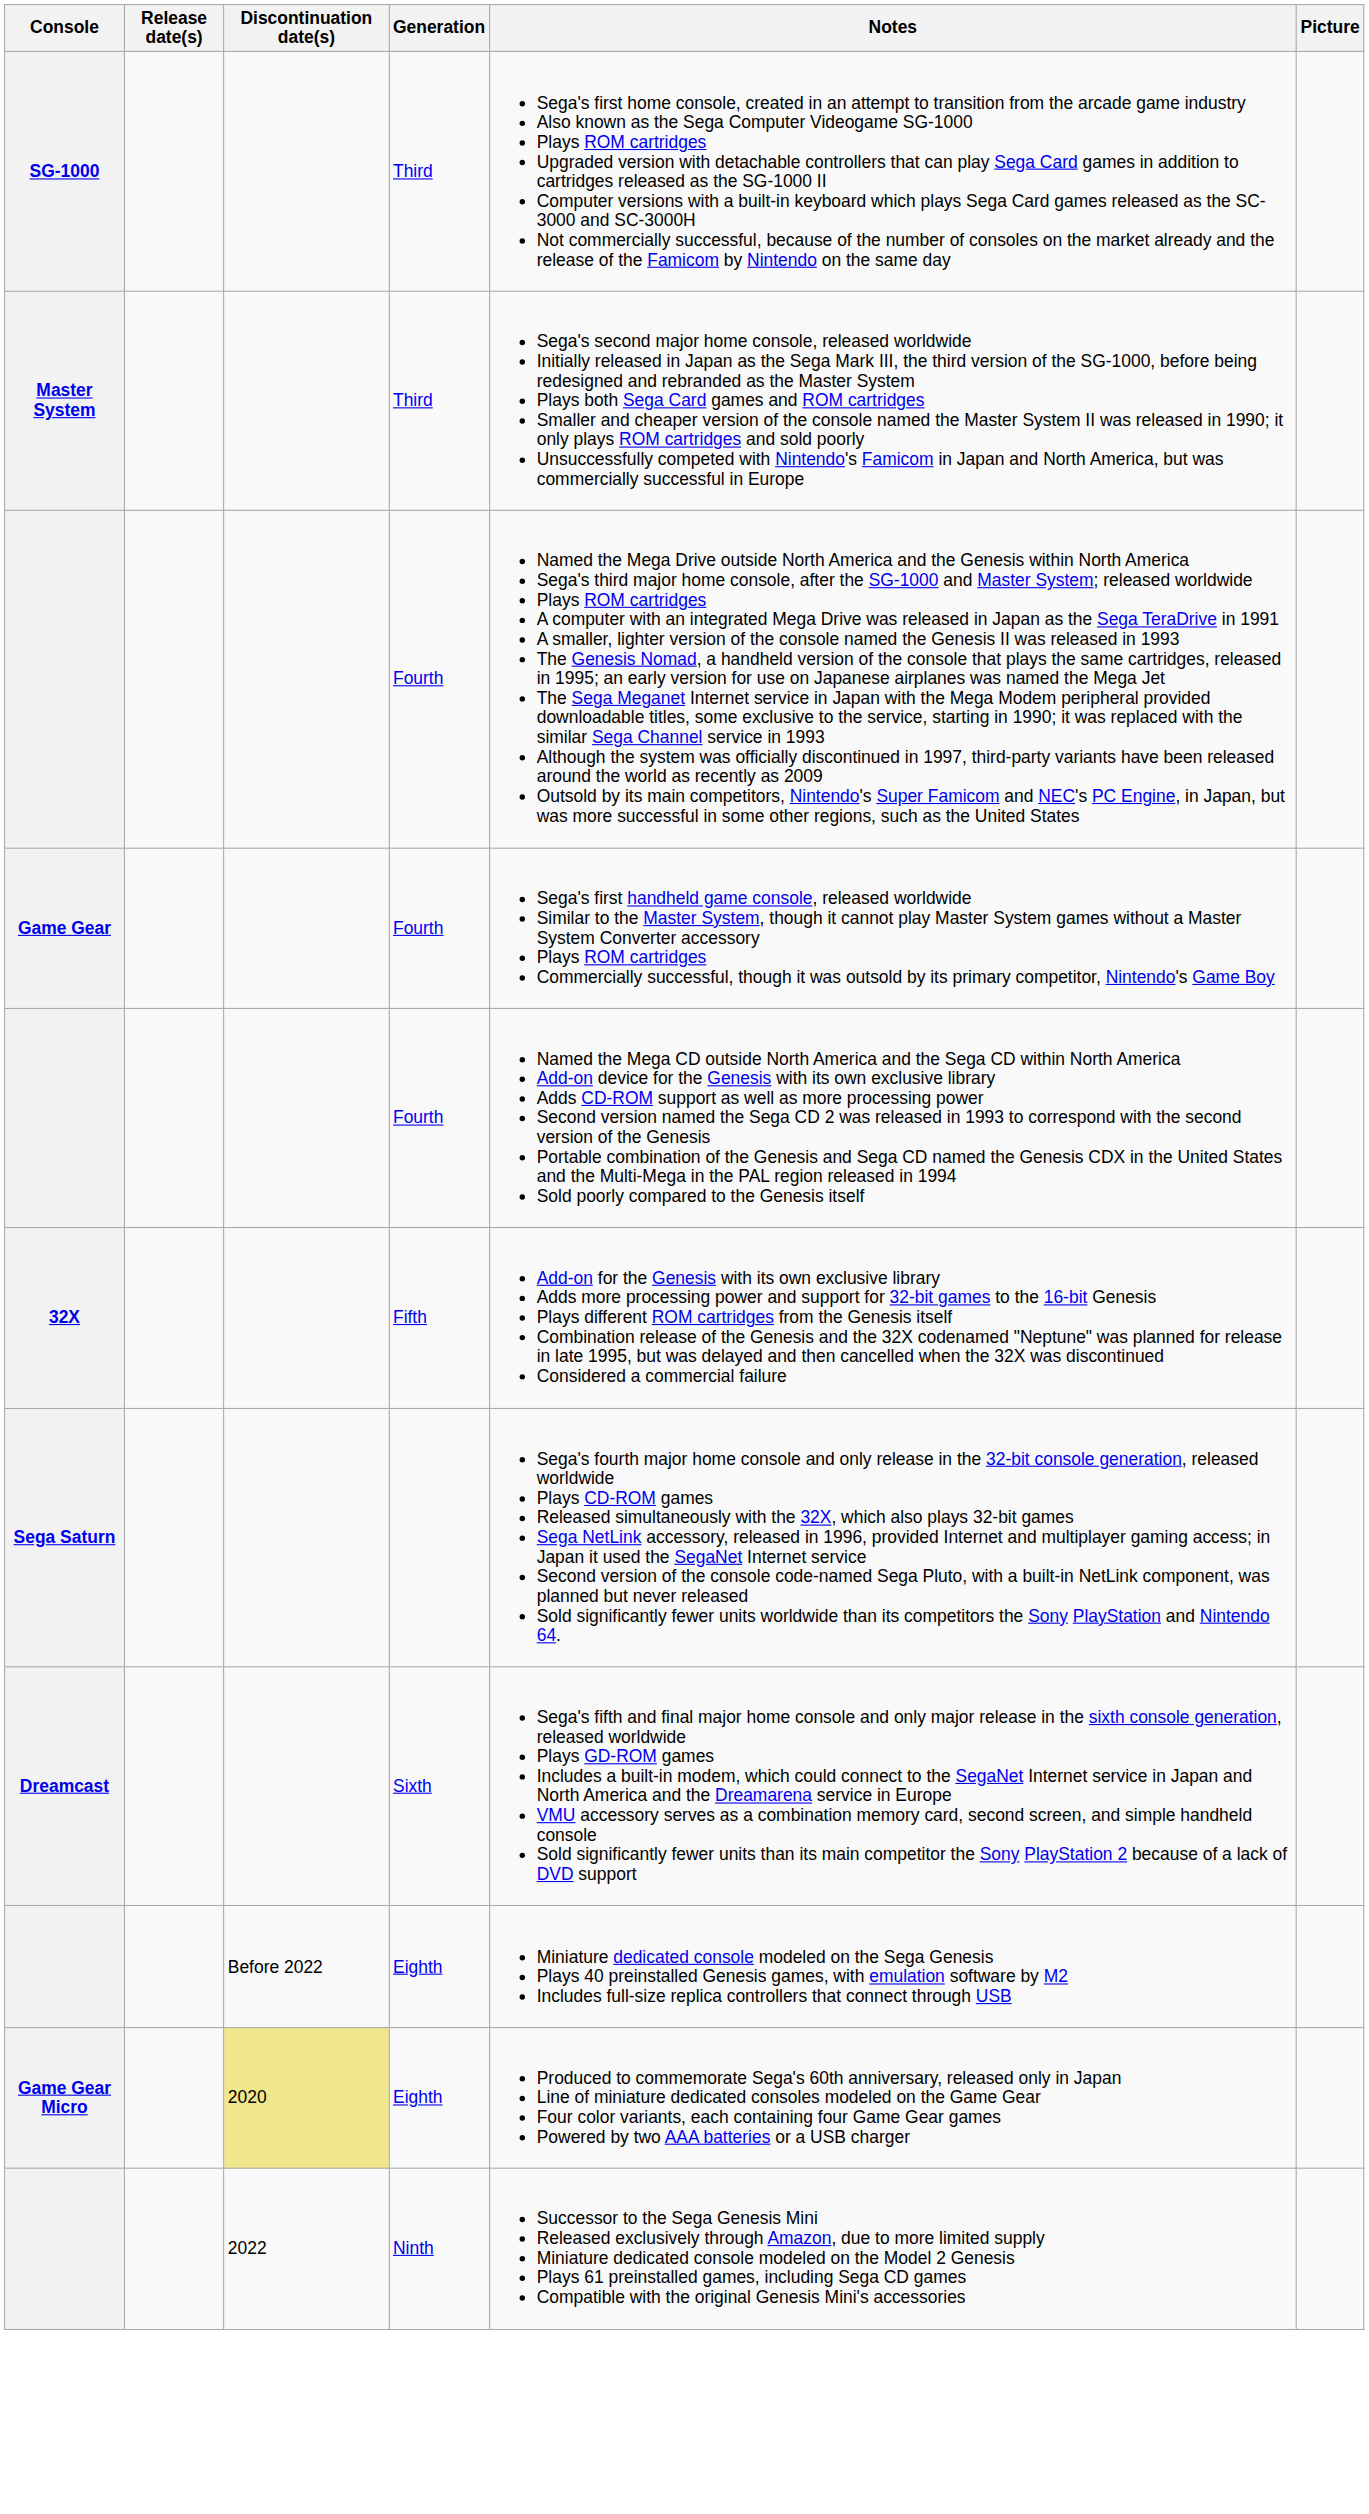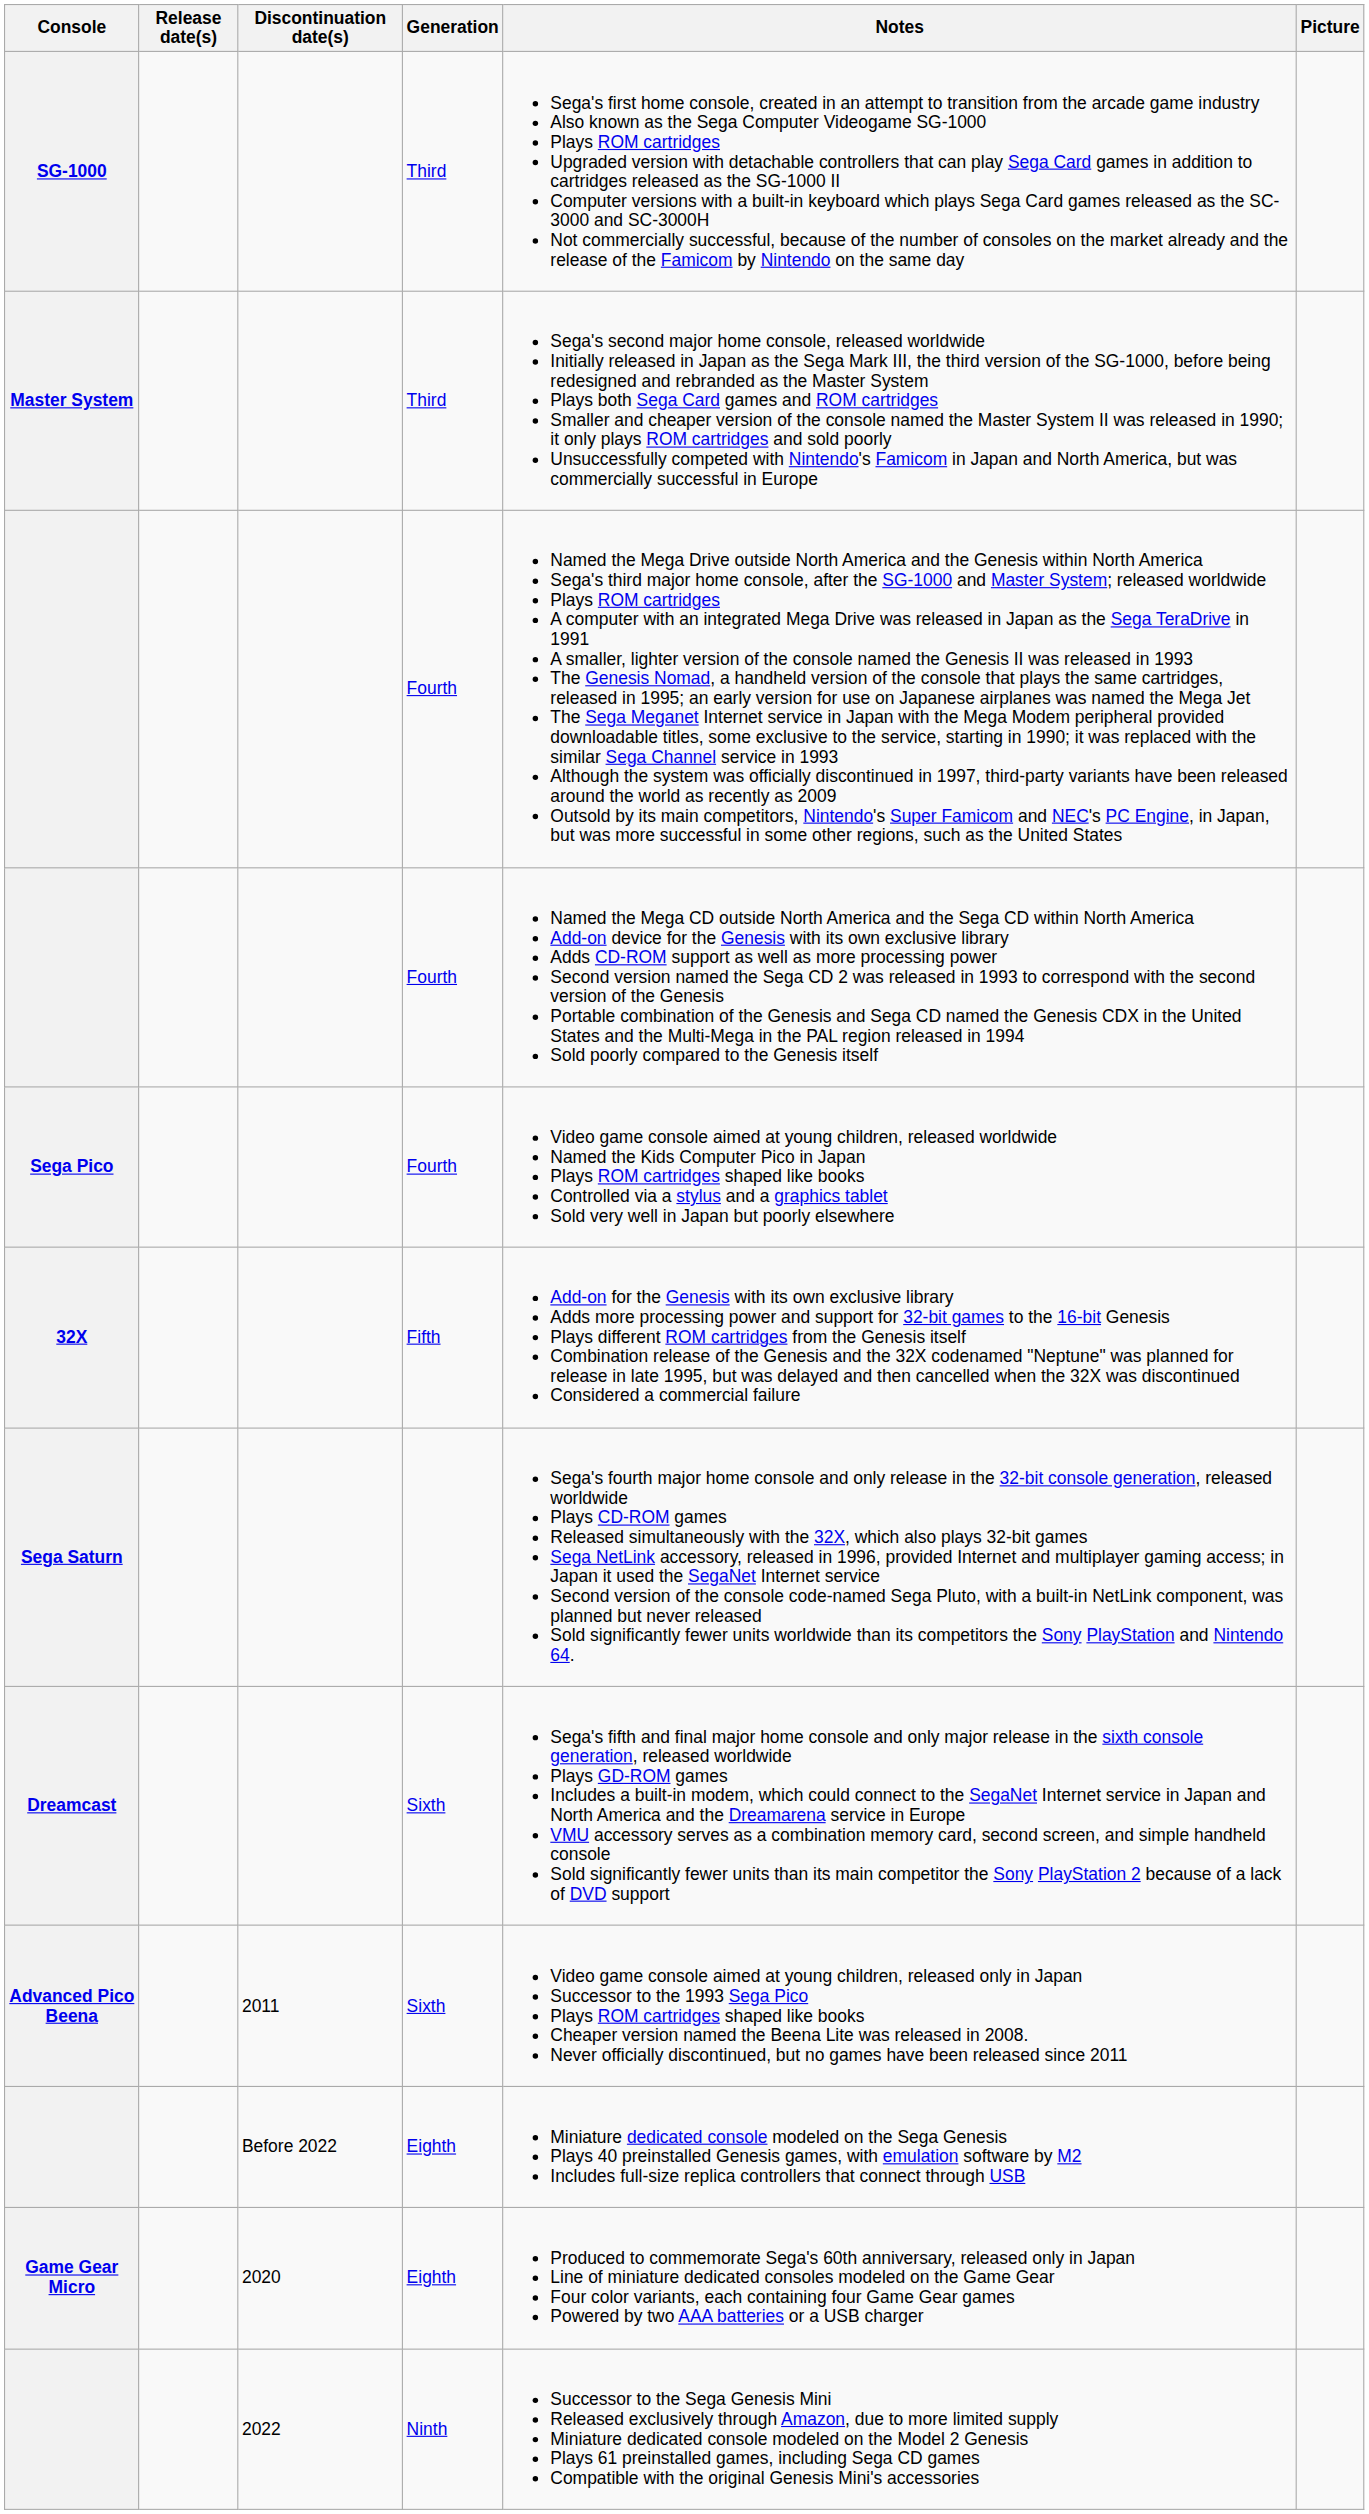- row: (64, 927)
+ row: (72, 1167)
+ row: (72, 2005)
(247, 2097) khaki background -> (261, 2278) no background
